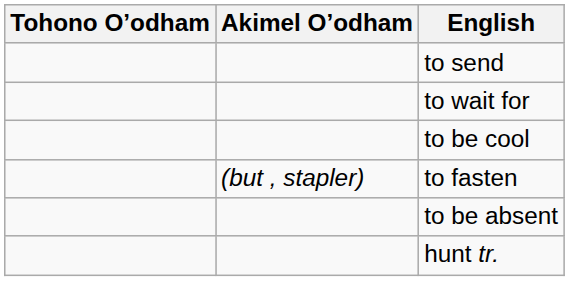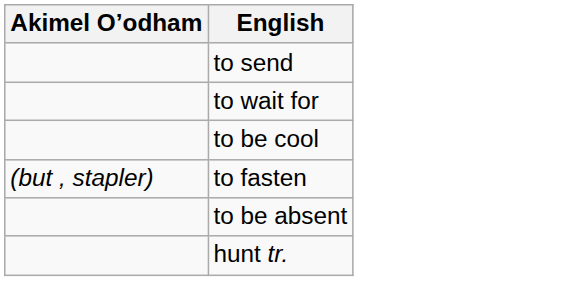- column: (110, 23)
